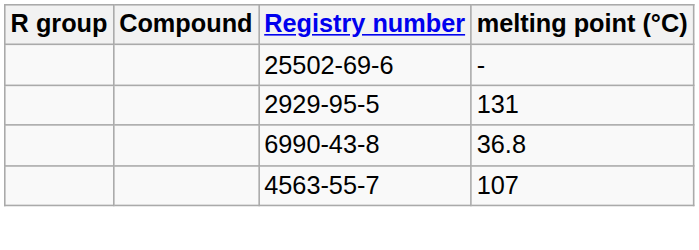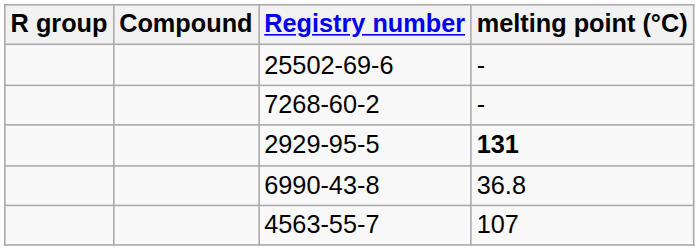+ row: (322, 104)
(498, 104) normal -> (498, 144) bold
